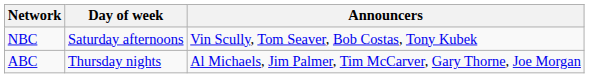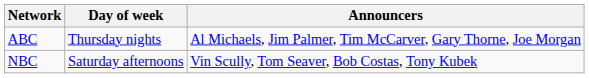rows swapped: (23, 61) <-> (23, 38)
